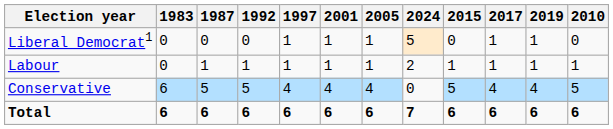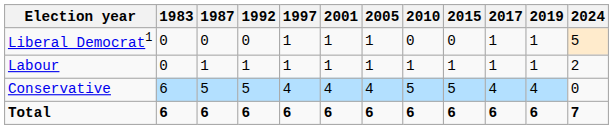columns swapped: (588, 16) <-> (423, 16)
